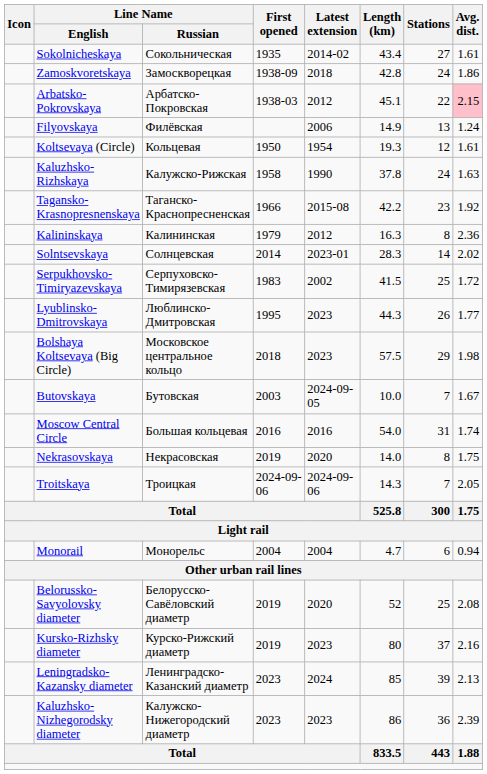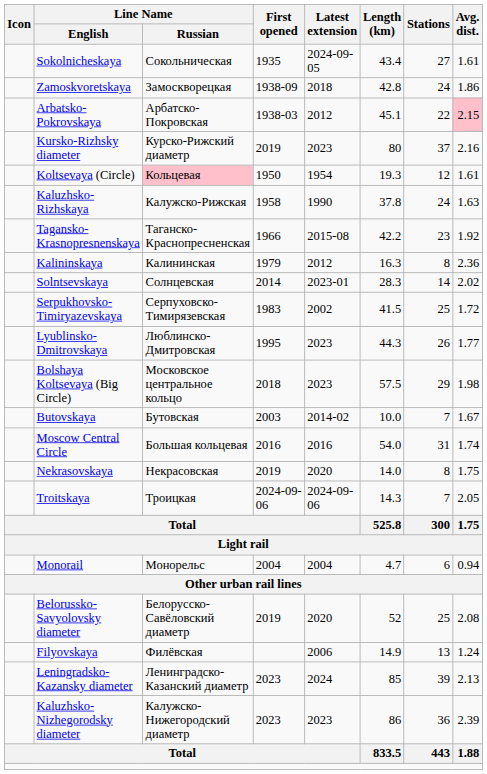(328, 53) 2014-02 -> (330, 61) 2024-09-05
rows swapped: (67, 127) <-> (78, 645)
(173, 147) no background -> (173, 175) pink background
(330, 396) 2024-09-05 -> (328, 417) 2014-02
